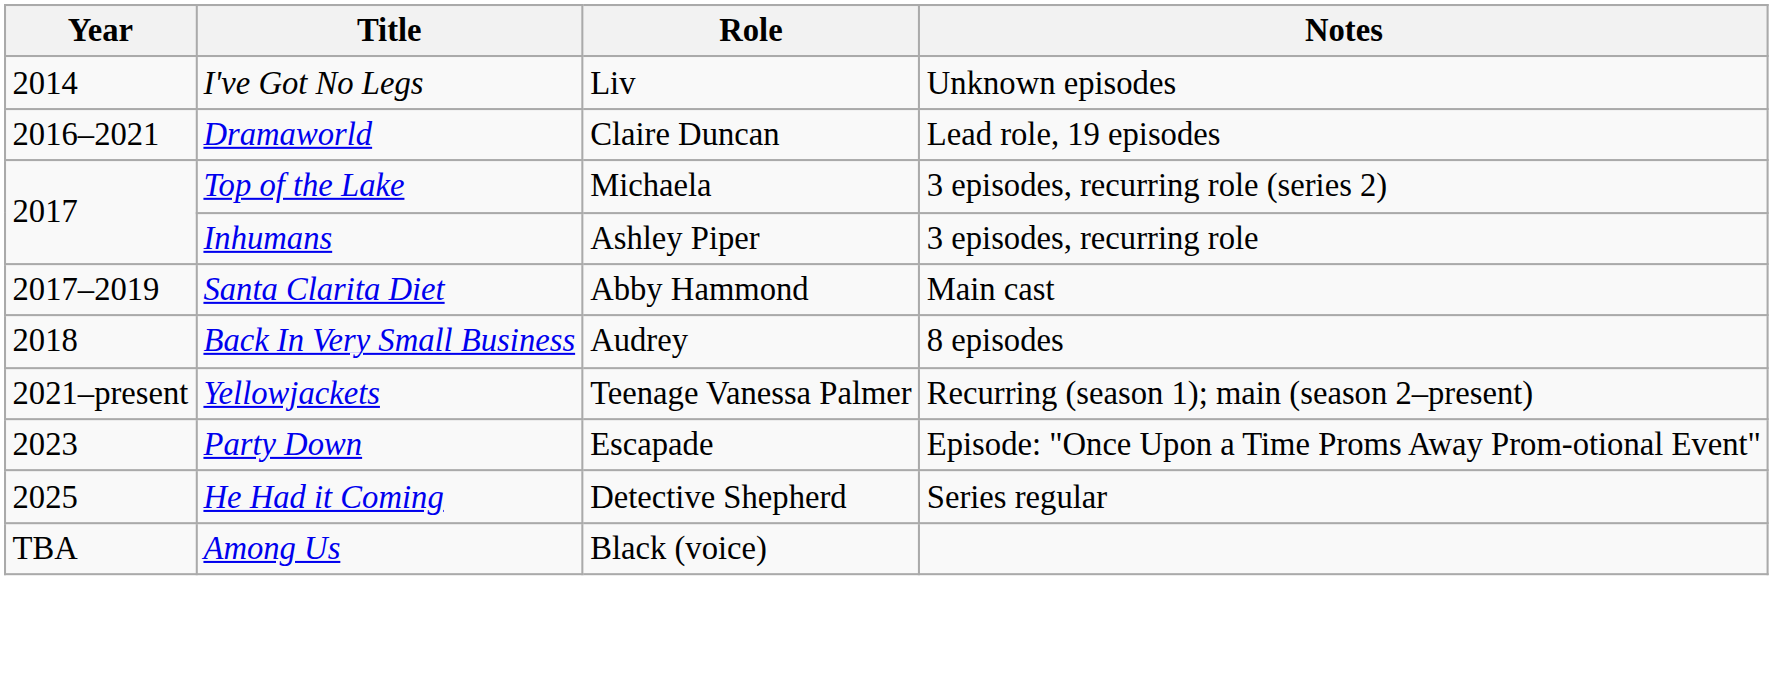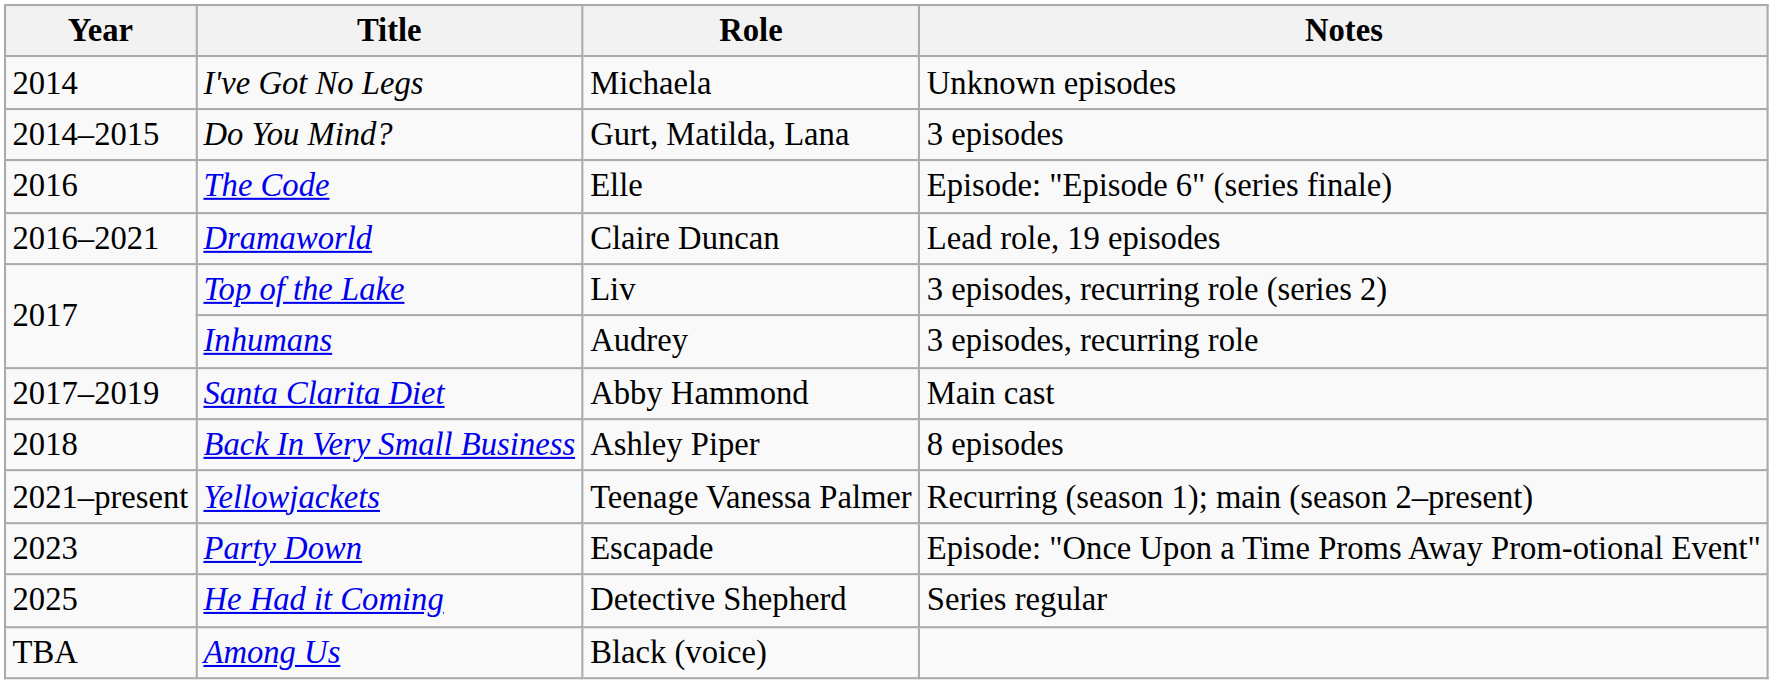(613, 82) Liv -> (651, 82) Michaela
+ row: (298, 133)
+ row: (266, 185)
(651, 185) Michaela -> (613, 289) Liv
(675, 237) Ashley Piper -> (639, 340) Audrey
(639, 340) Audrey -> (675, 444) Ashley Piper
